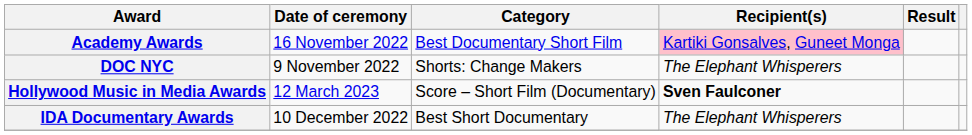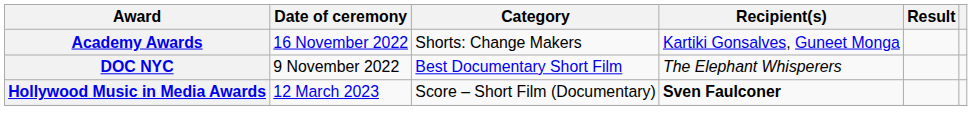(519, 42) Best Documentary Short Film -> (499, 42) Shorts: Change Makers
(781, 42) pink background -> (781, 42) no background
(499, 67) Shorts: Change Makers -> (519, 67) Best Documentary Short Film
- row: (137, 117)
